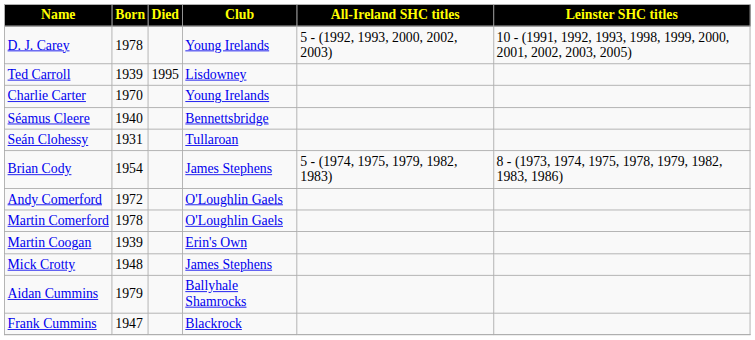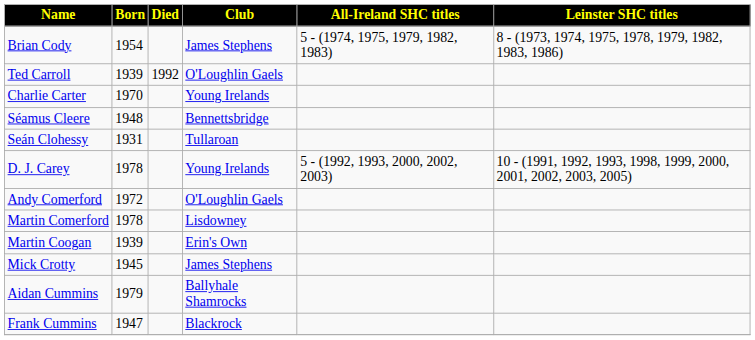rows swapped: (39, 44) <-> (40, 169)
(165, 74) 1995 -> (165, 74) 1992
(216, 74) Lisdowney -> (234, 74) O'Loughlin Gaels
(129, 118) 1940 -> (129, 118) 1948
(234, 220) O'Loughlin Gaels -> (216, 220) Lisdowney
(129, 264) 1948 -> (129, 264) 1945
